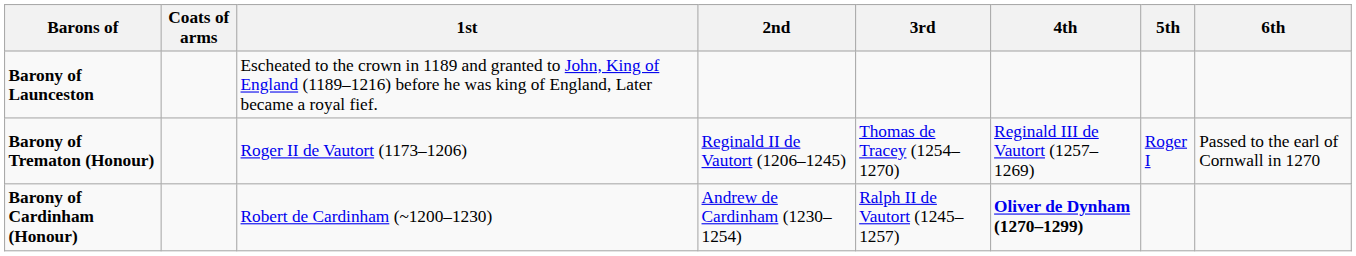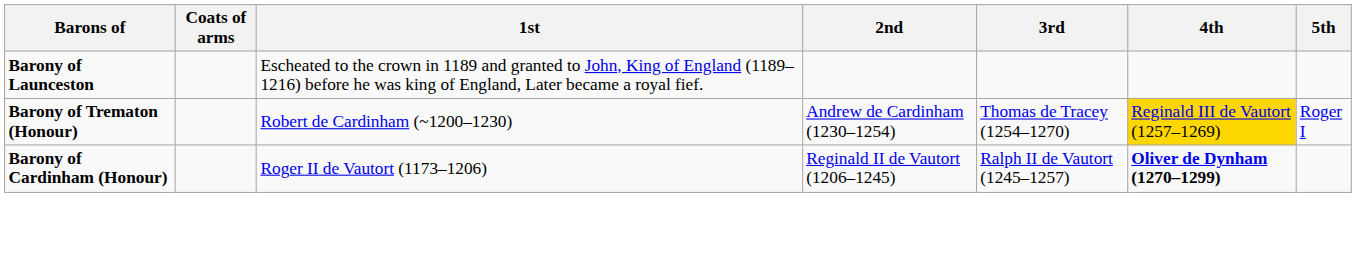- column: (1273, 27)
(354, 150) Roger II de Vautort (1173–1206) -> (386, 121) Robert de Cardinham (~1200–1230)
(774, 150) Reginald II de Vautort (1206–1245) -> (885, 121) Andrew de Cardinham (1230–1254)
(1046, 150) no background -> (1211, 121) gold background
(366, 217) Robert de Cardinham (~1200–1230) -> (374, 168) Roger II de Vautort (1173–1206)
(767, 217) Andrew de Cardinham (1230–1254) -> (883, 168) Reginald II de Vautort (1206–1245)
